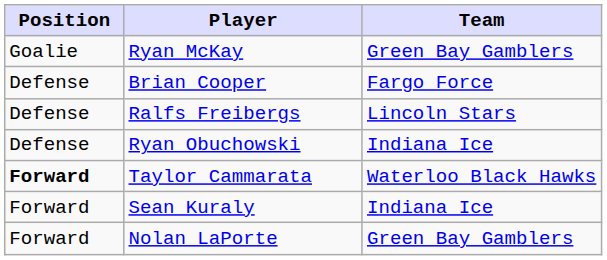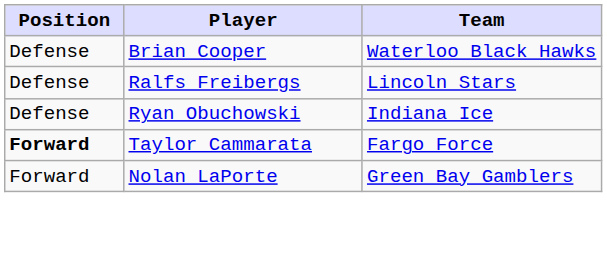- row: (186, 51)
(430, 83) Fargo Force -> (482, 51) Waterloo Black Hawks
(482, 176) Waterloo Black Hawks -> (430, 145) Fargo Force
- row: (192, 207)
